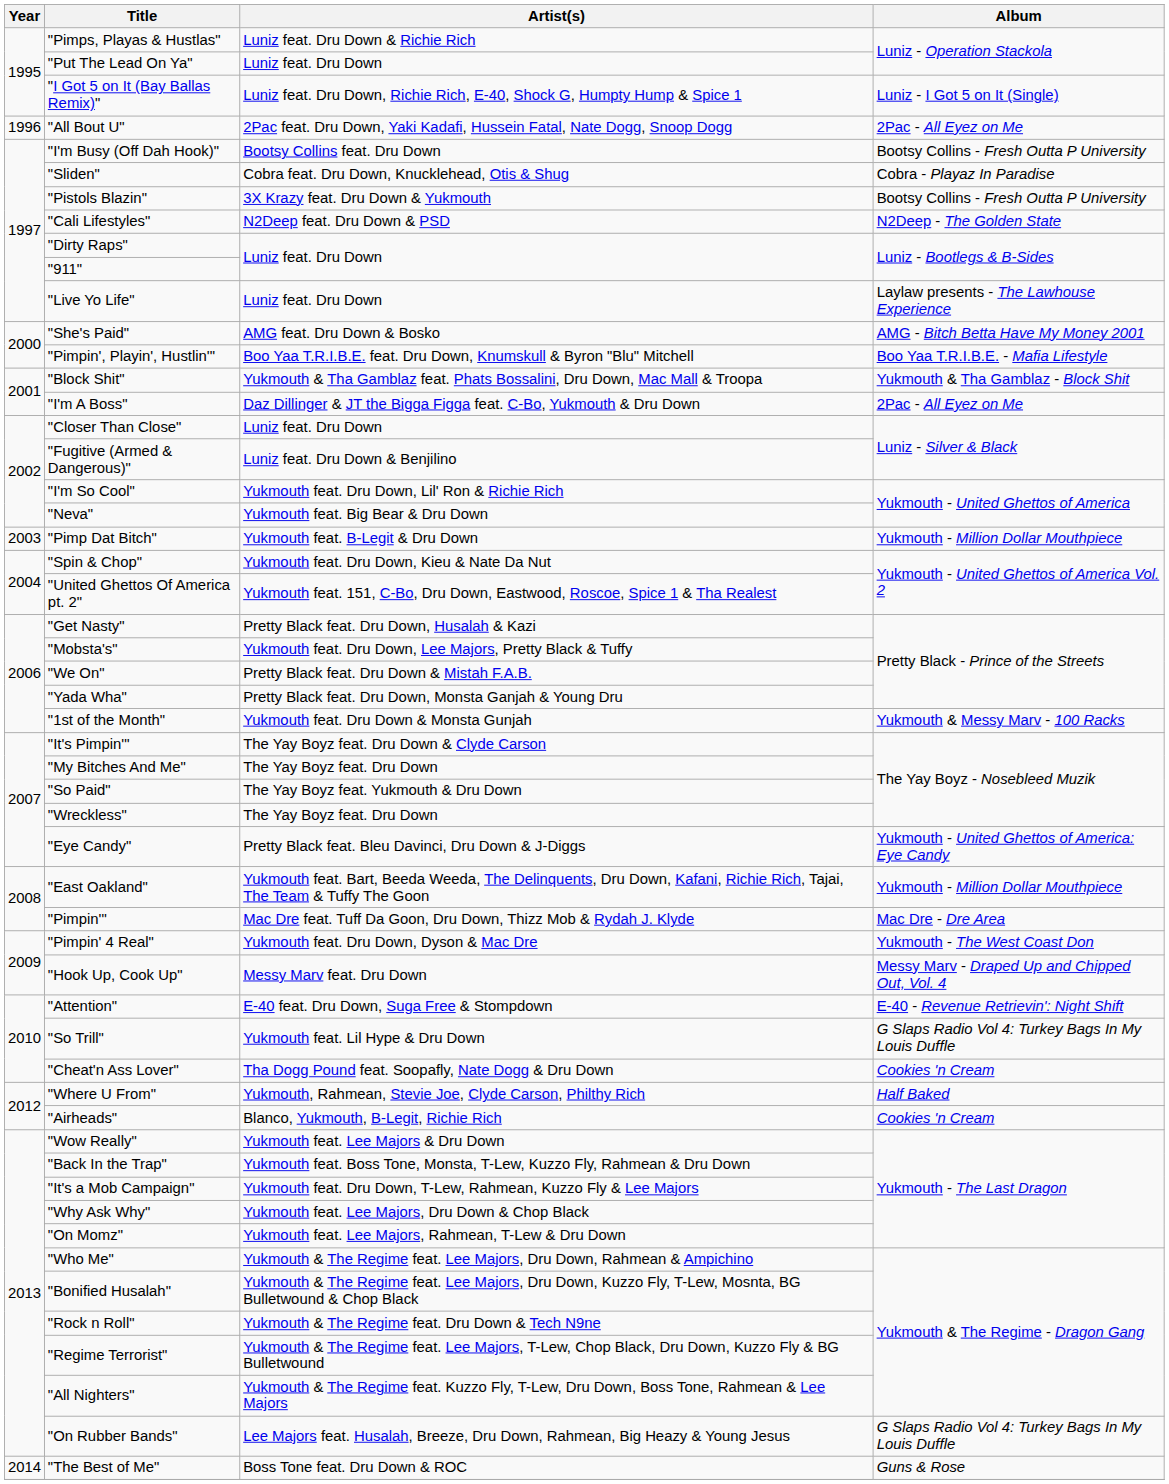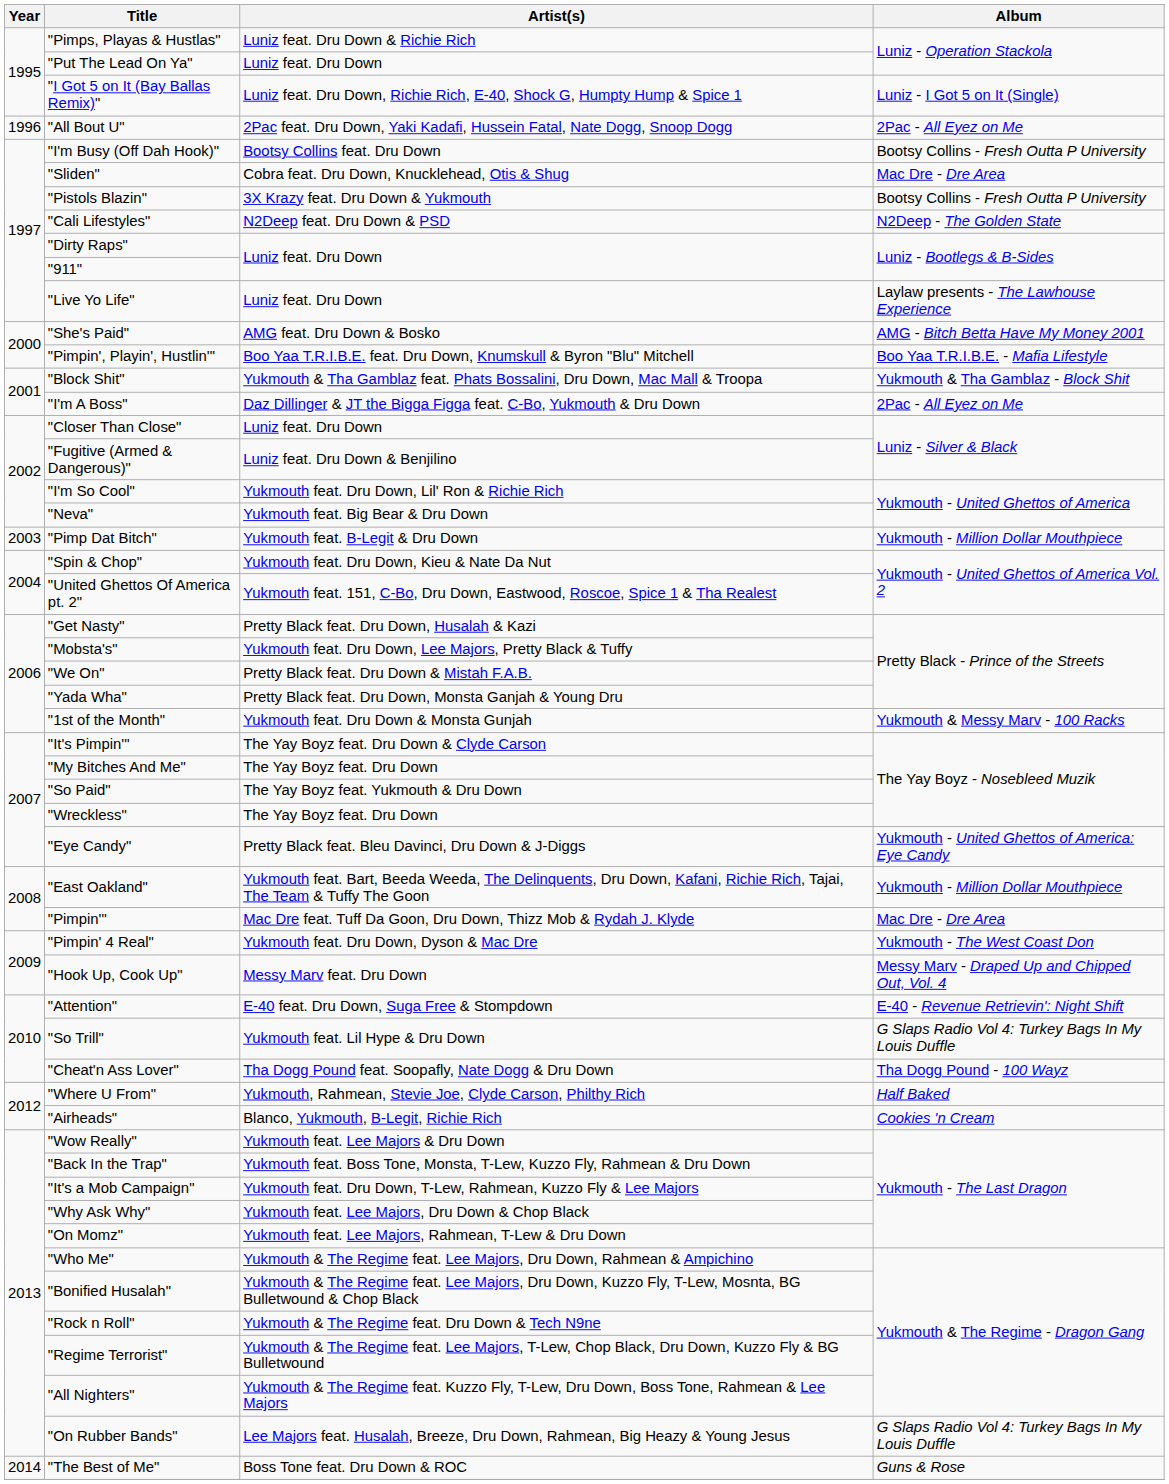(966, 174) Cobra - Playaz In Paradise -> (941, 174) Mac Dre - Dre Area
(936, 1070) Cookies 'n Cream -> (972, 1070) Tha Dogg Pound - 100 Wayz
